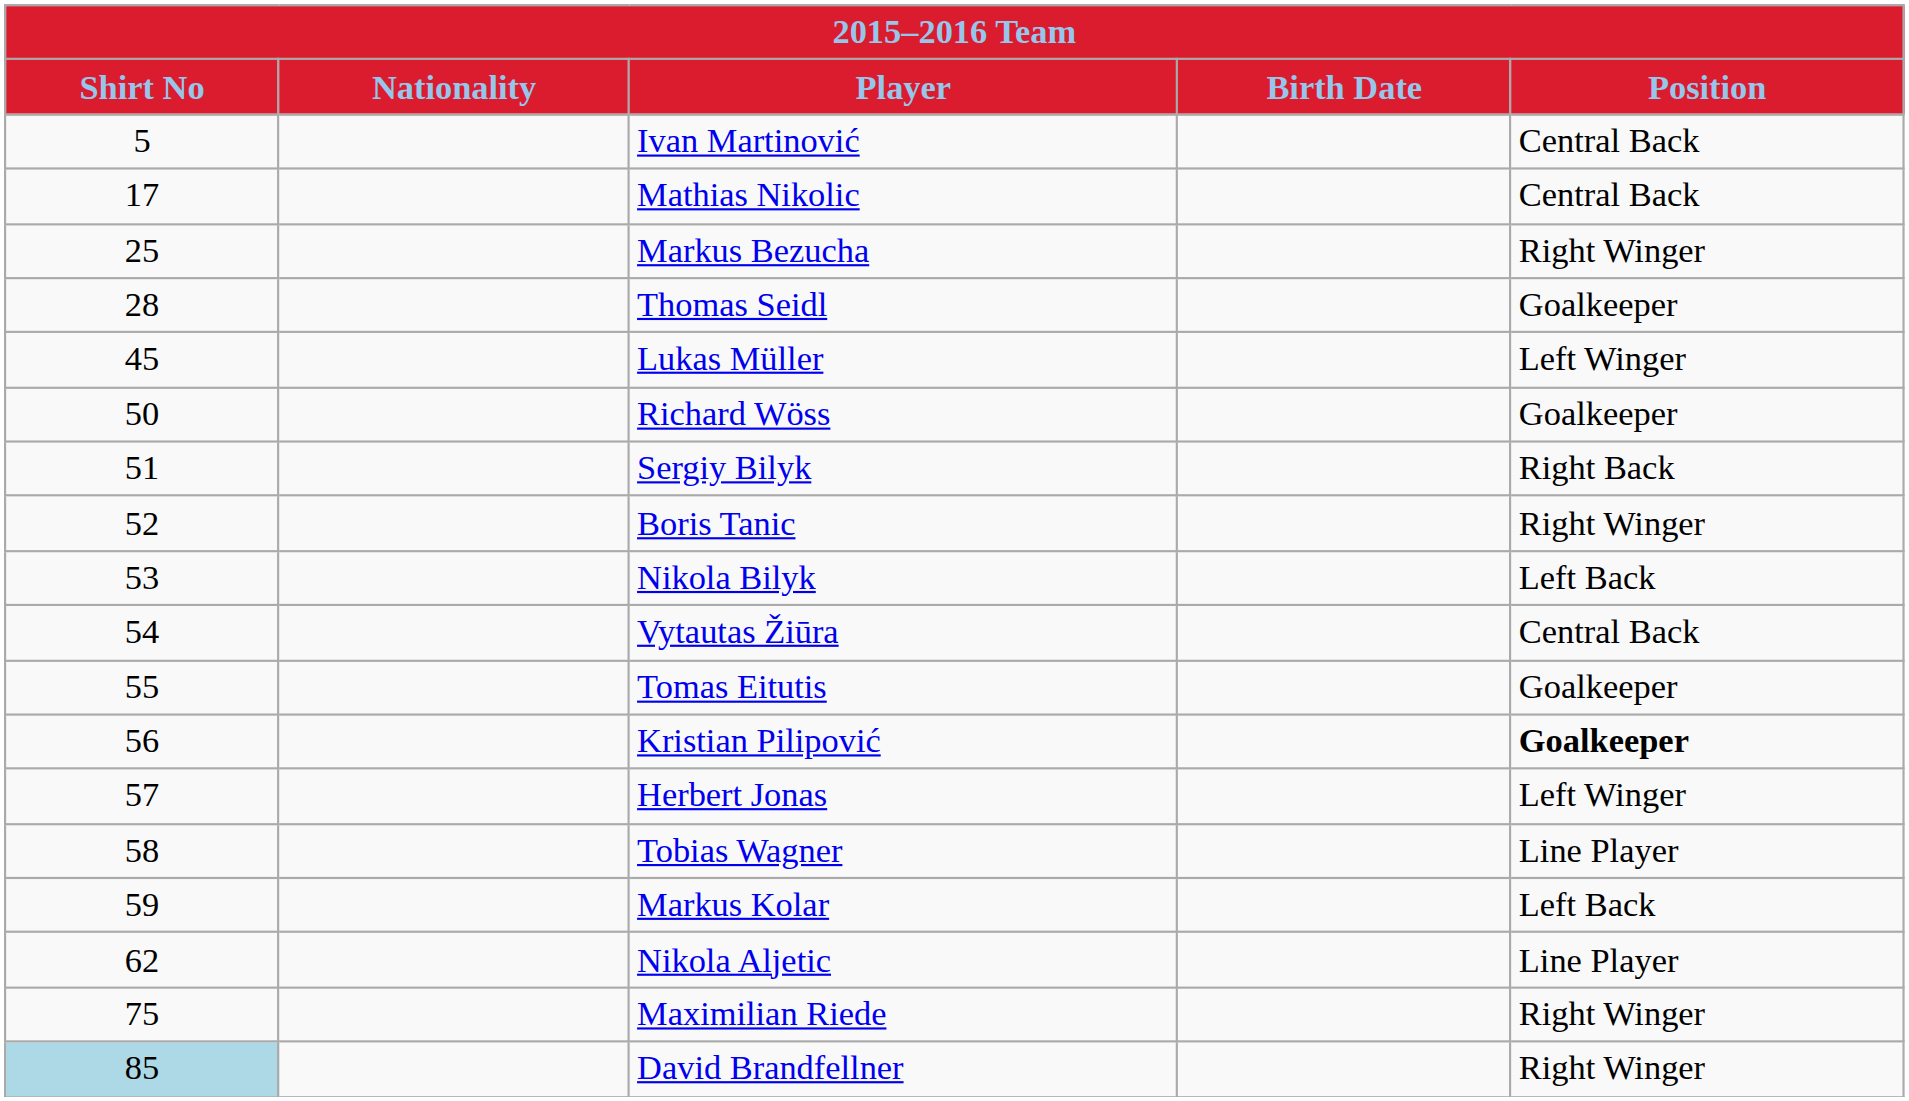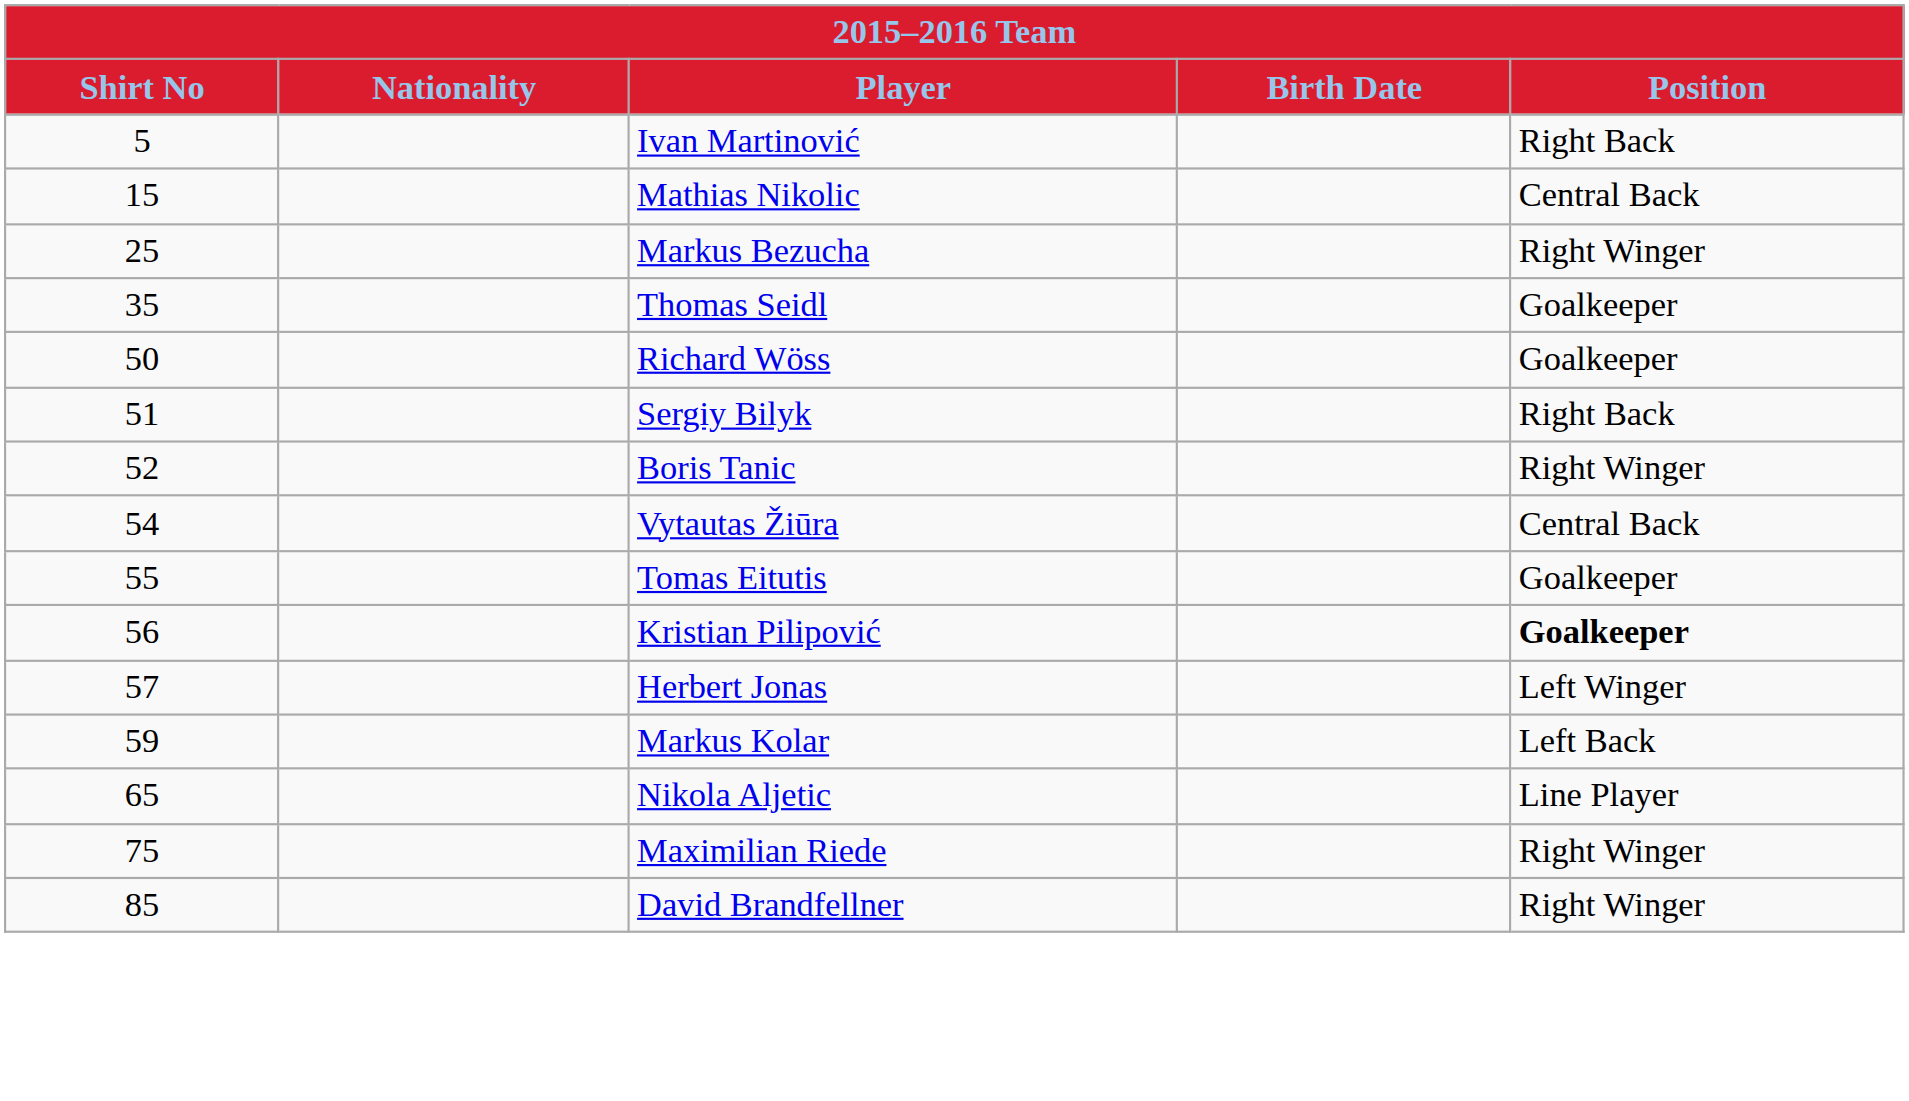(1609, 140) Central Back -> (1597, 140) Right Back
(142, 195) 17 -> (142, 195) 15
(142, 304) 28 -> (142, 304) 35
- row: (730, 359)
- row: (726, 577)
- row: (740, 850)
(142, 959) 62 -> (142, 795) 65
(142, 1068) lightblue background -> (142, 904) no background
